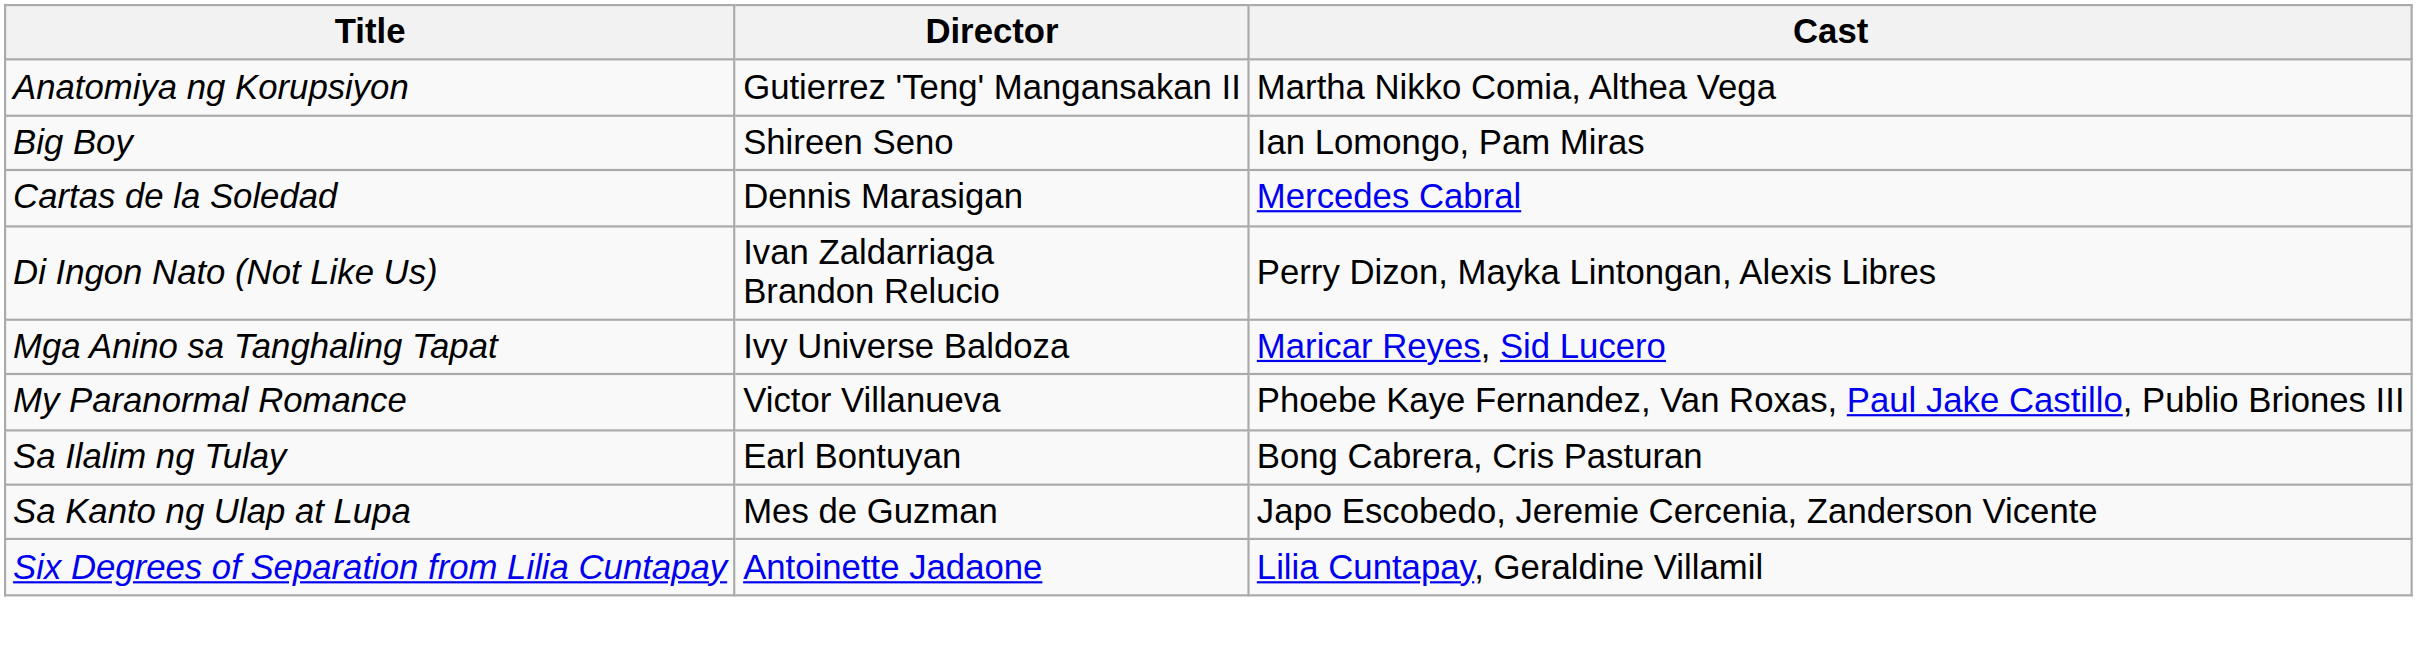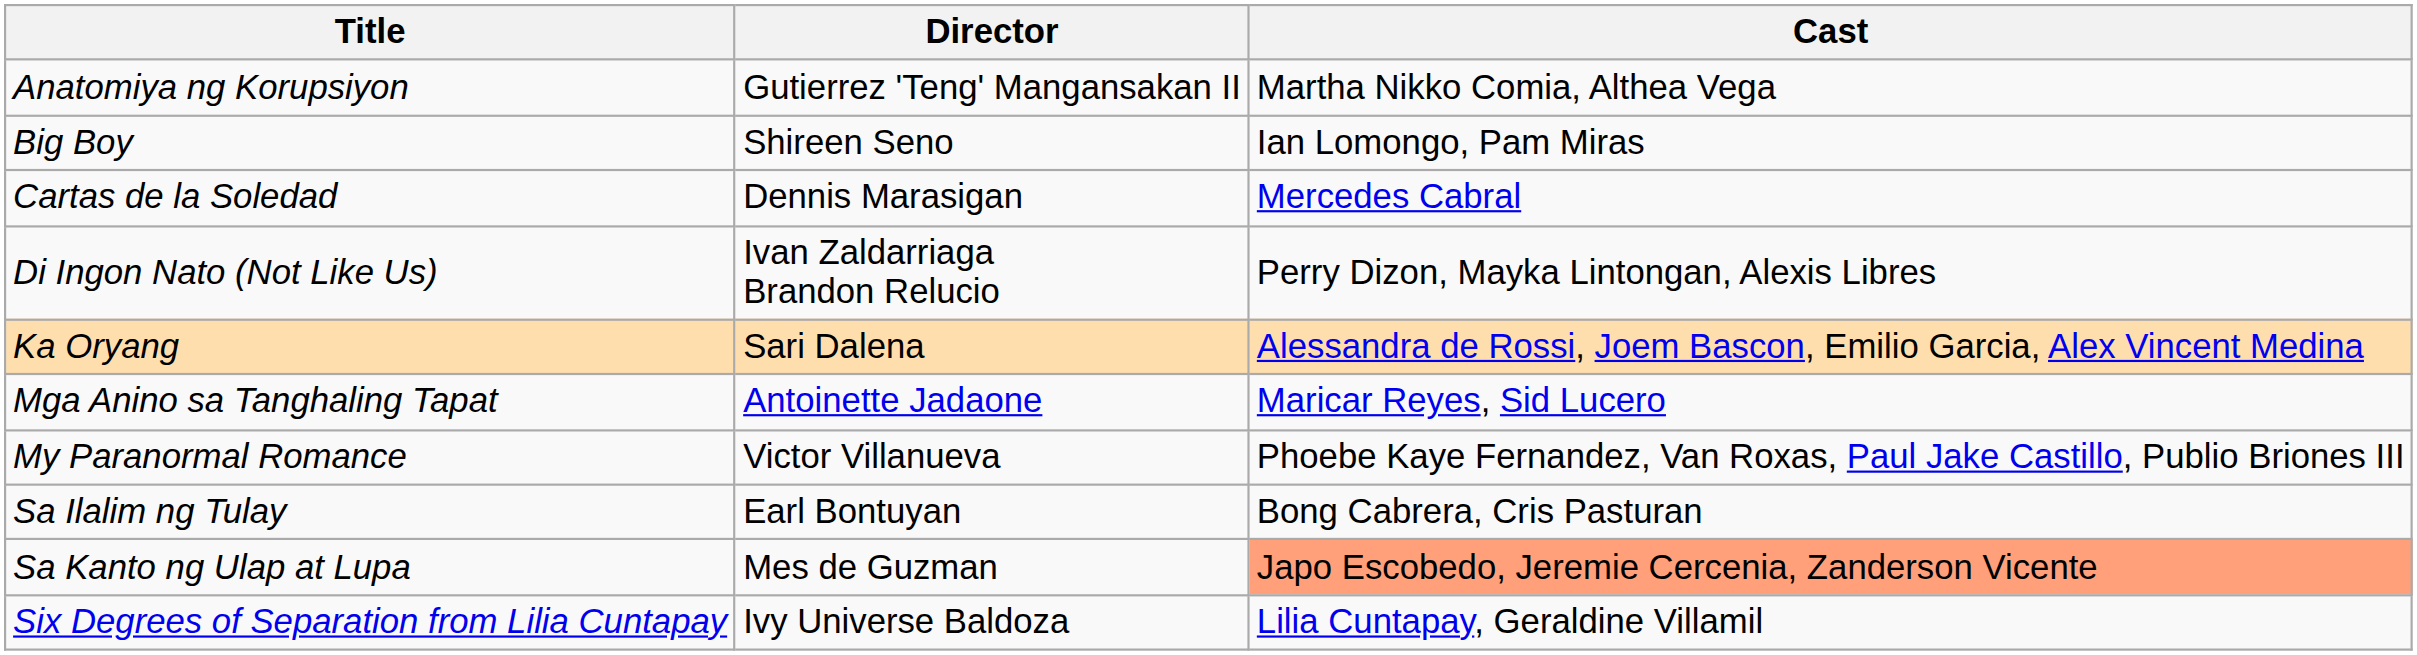+ row: (96, 346)
(906, 346) Ivy Universe Baldoza -> (893, 401) Antoinette Jadaone
(1677, 511) no background -> (1677, 566) lightsalmon background
(893, 566) Antoinette Jadaone -> (906, 621) Ivy Universe Baldoza
